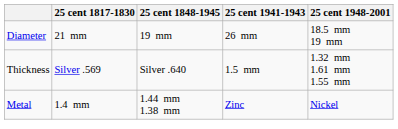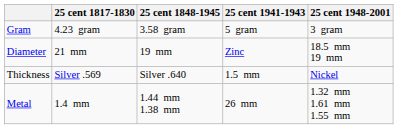+ row: (19, 29)
(241, 35) 26 mm -> (235, 52) Zinc
(330, 70) 1.32 mm 1.61 mm 1.55 mm -> (324, 74) Nickel
(235, 104) Zinc -> (241, 103) 26 mm
(324, 104) Nickel -> (330, 103) 1.32 mm 1.61 mm 1.55 mm
